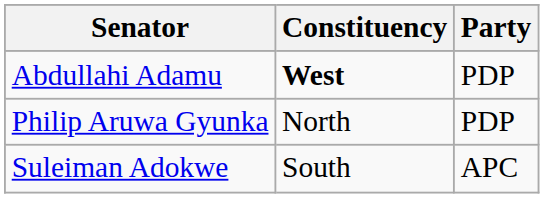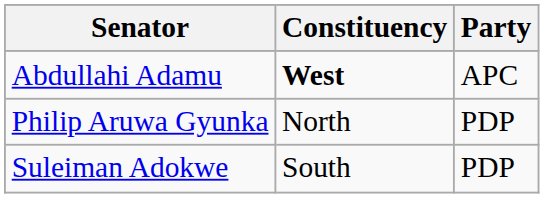(488, 74) PDP -> (489, 74) APC
(489, 167) APC -> (488, 167) PDP
